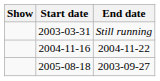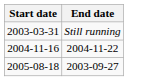- column: (20, 13)
